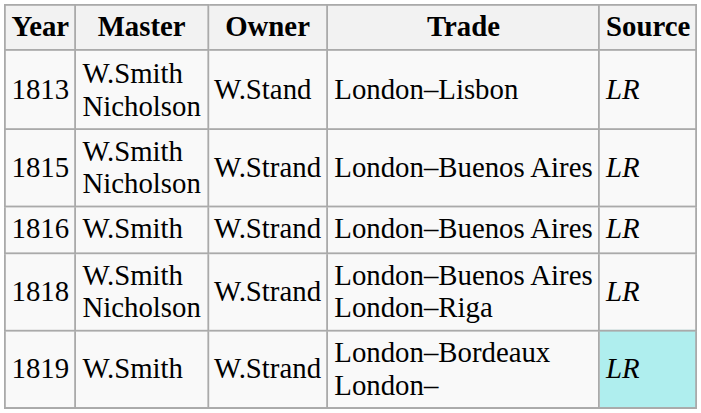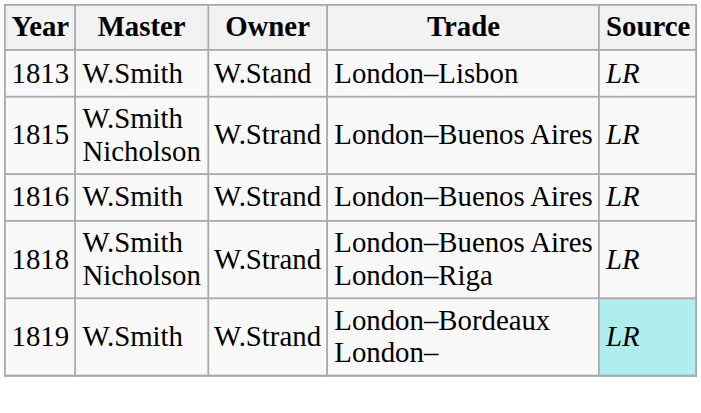(142, 89) W.Smith Nicholson -> (133, 73) W.Smith
